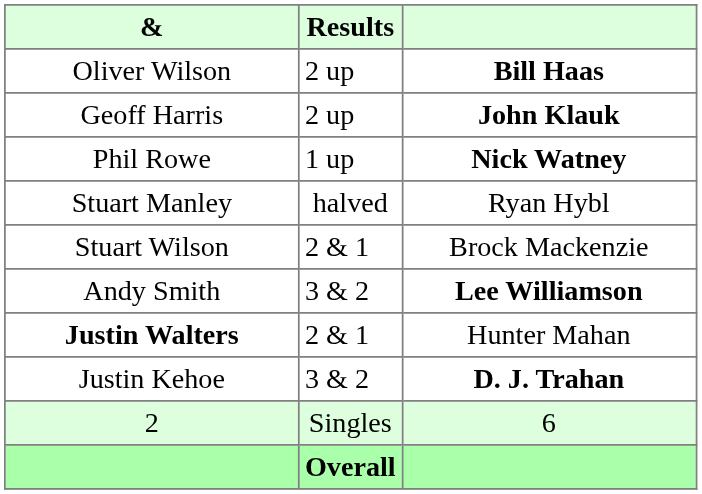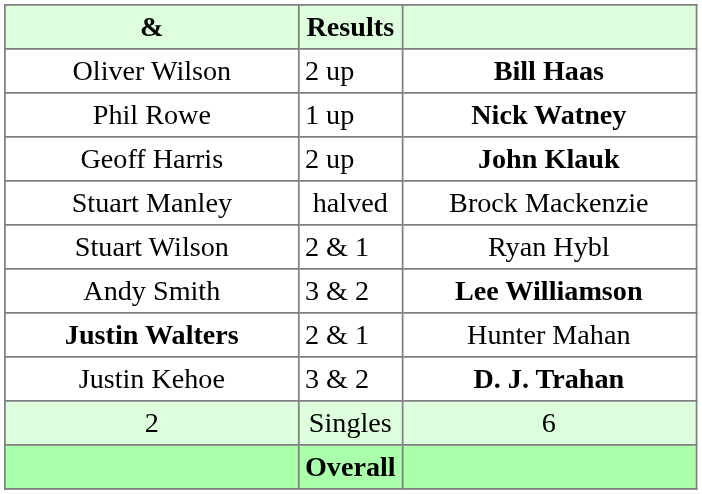rows swapped: (152, 158) <-> (152, 114)
(549, 202) Ryan Hybl -> (549, 202) Brock Mackenzie
(549, 246) Brock Mackenzie -> (549, 246) Ryan Hybl
